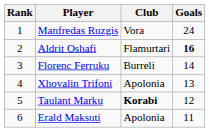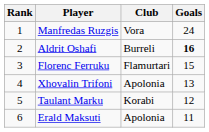(147, 48) Flamurtari -> (139, 48) Burreli
(139, 65) Burreli -> (147, 65) Flamurtari
(189, 65) 14 -> (189, 65) 15
(140, 100) bold -> (139, 100) normal
